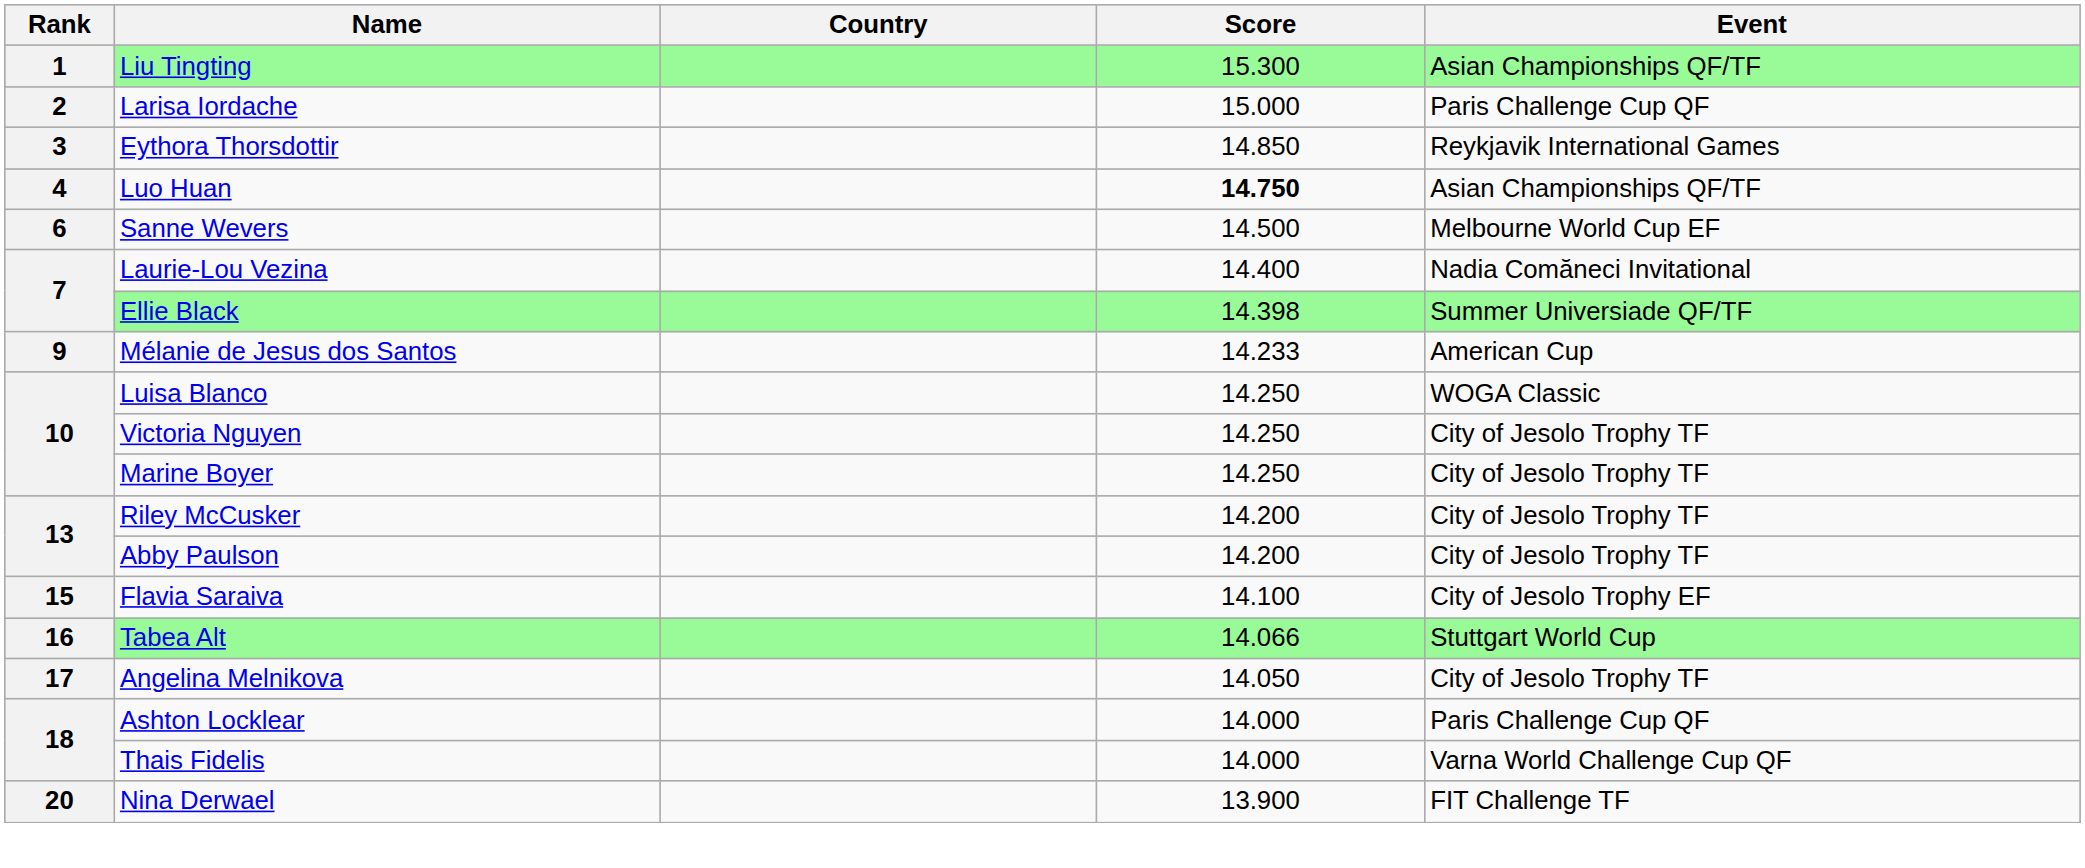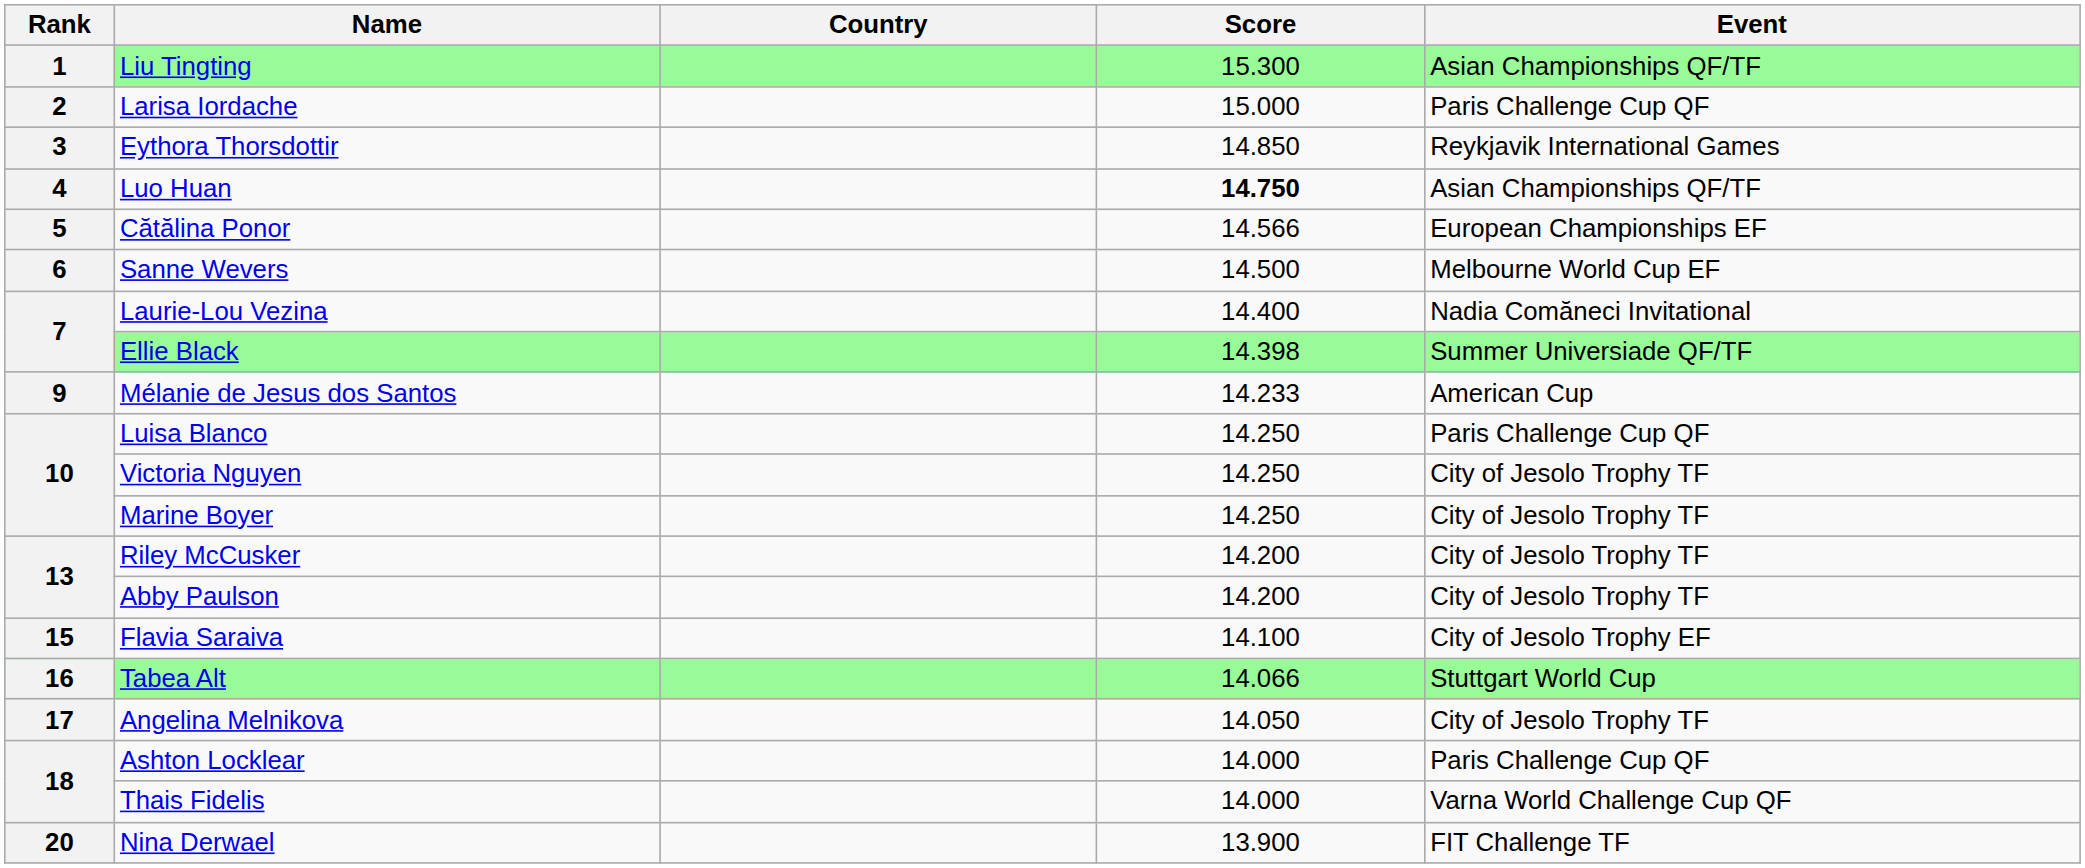+ row: (205, 229)
(1515, 392) WOGA Classic -> (1570, 433) Paris Challenge Cup QF
